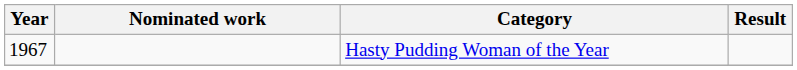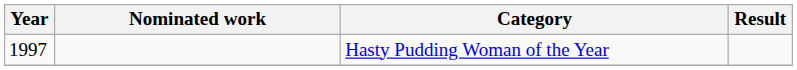(28, 49) 1967 -> (28, 49) 1997
